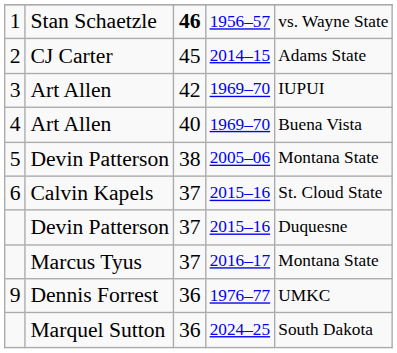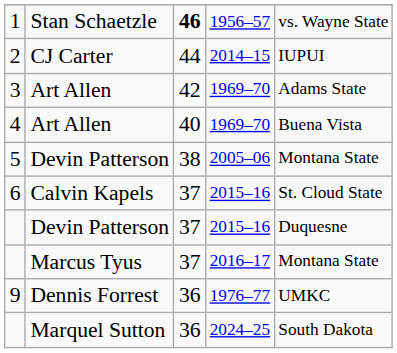(190, 55) 45 -> (190, 55) 44
(322, 55) Adams State -> (301, 55) IUPUI
(301, 90) IUPUI -> (322, 90) Adams State
